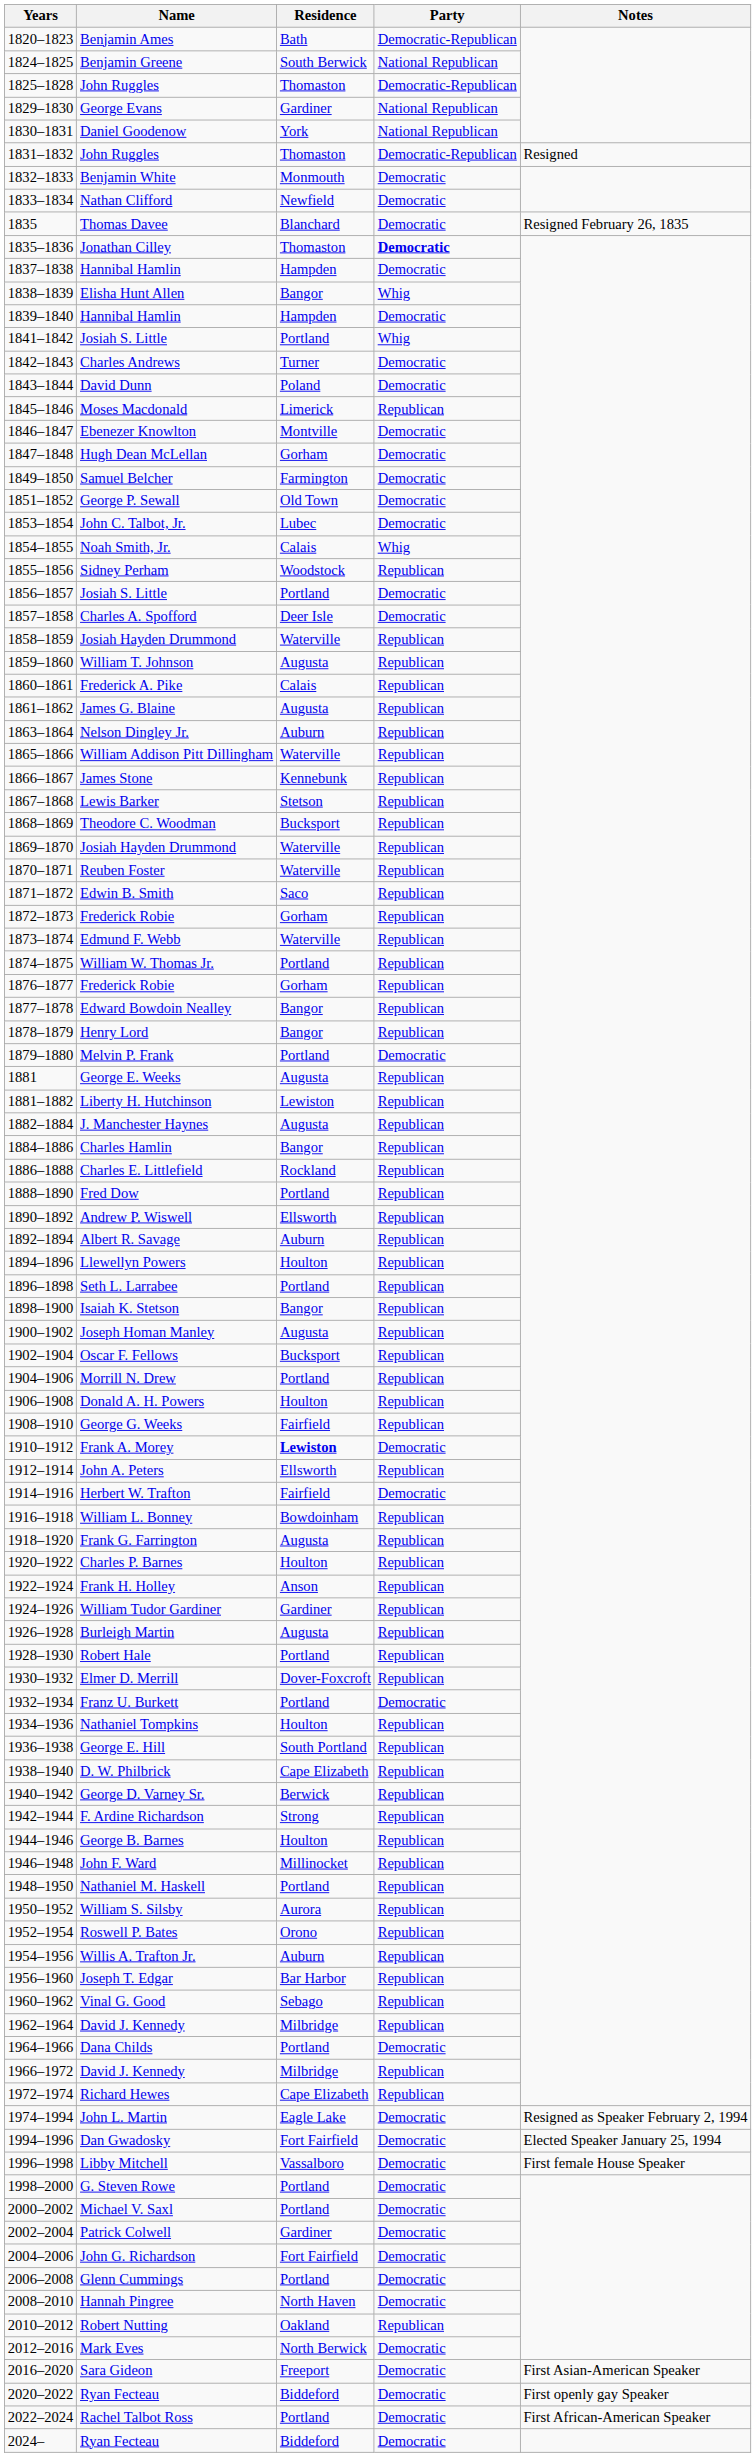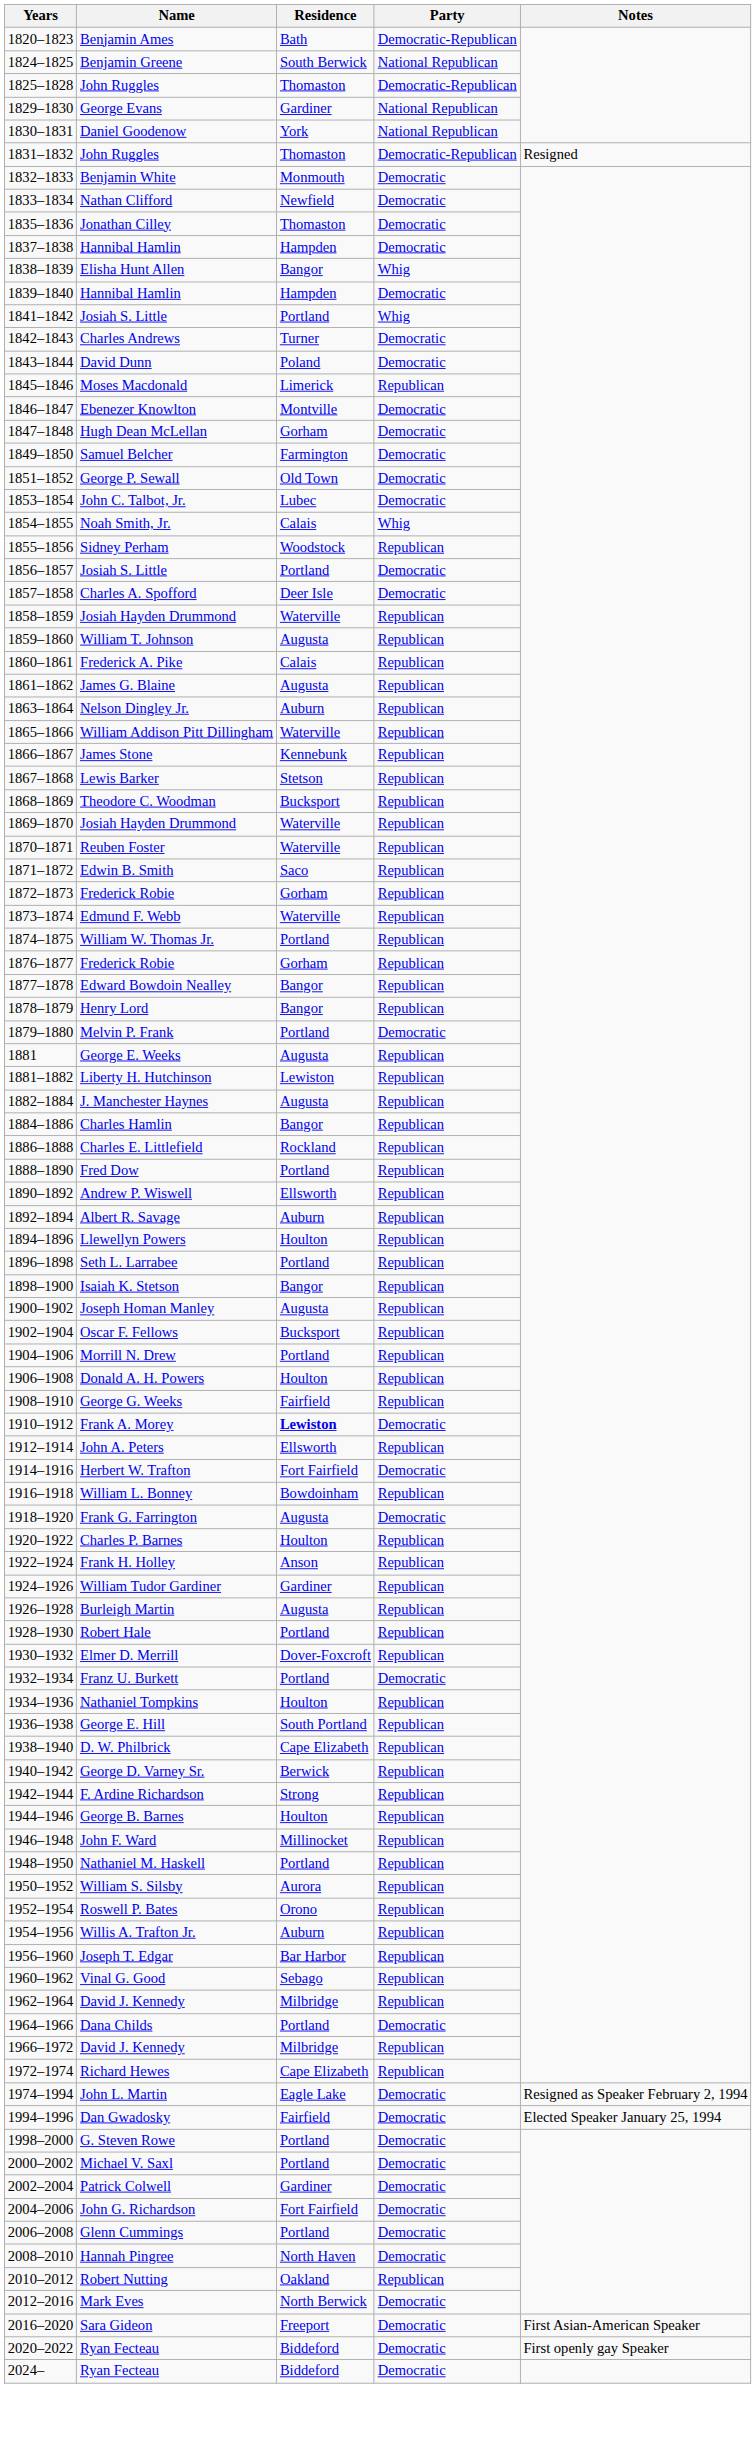- row: (22, 223)
(414, 246) bold -> (412, 223) normal
(305, 1493) Fairfield -> (319, 1470) Fort Fairfield
(411, 1540) Republican -> (412, 1516) Democratic
(319, 2140) Fort Fairfield -> (305, 2117) Fairfield
- row: (41, 2163)
- row: (41, 2417)
